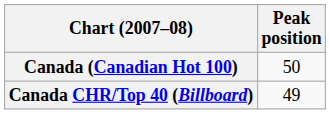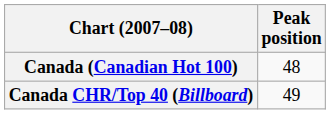(292, 66) 50 -> (292, 66) 48
